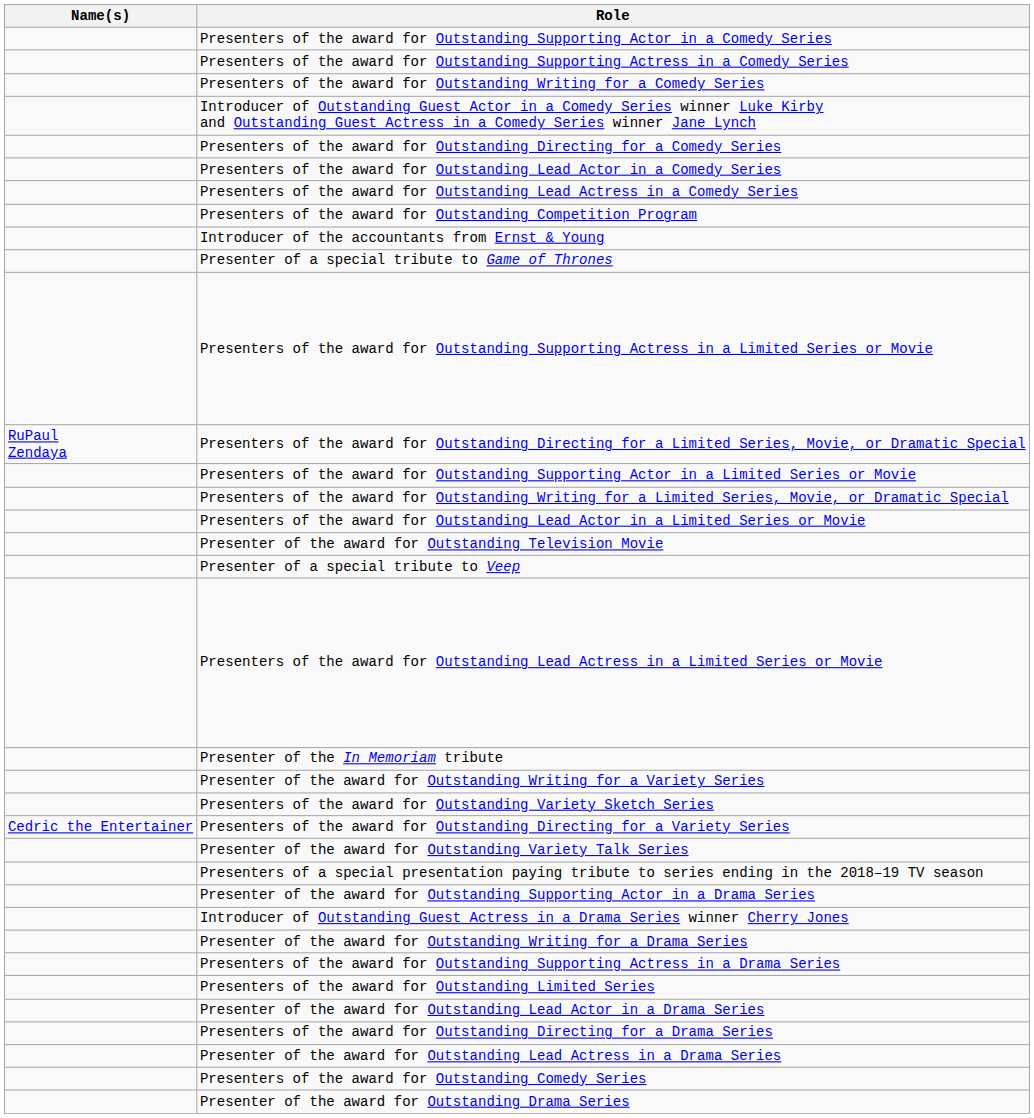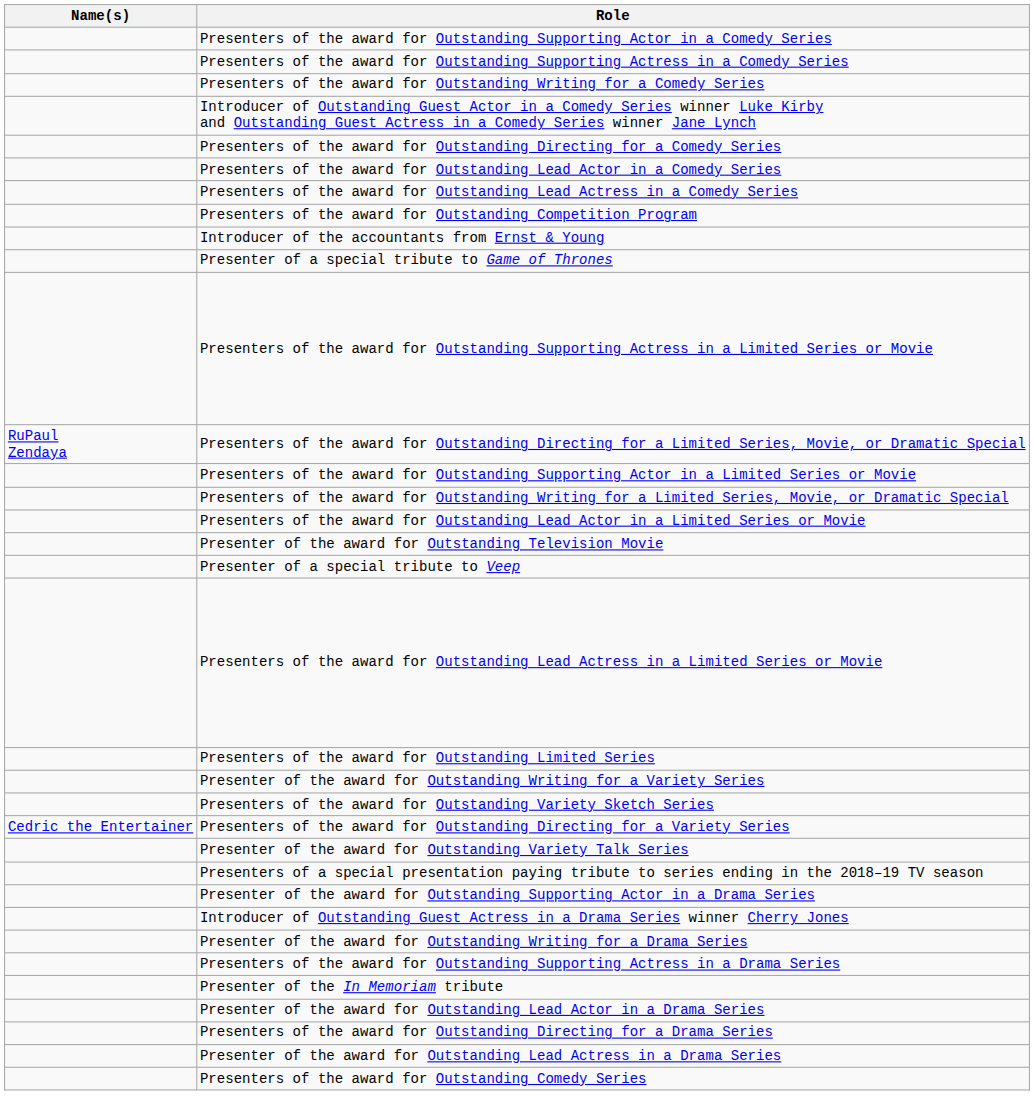rows swapped: (427, 987) <-> (352, 759)
- row: (415, 1102)
